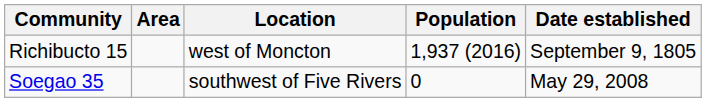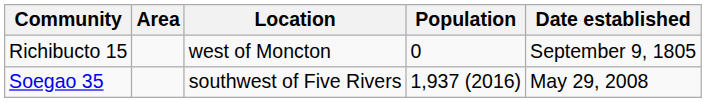(466, 50) 1,937 (2016) -> (416, 50) 0
(416, 81) 0 -> (466, 81) 1,937 (2016)
